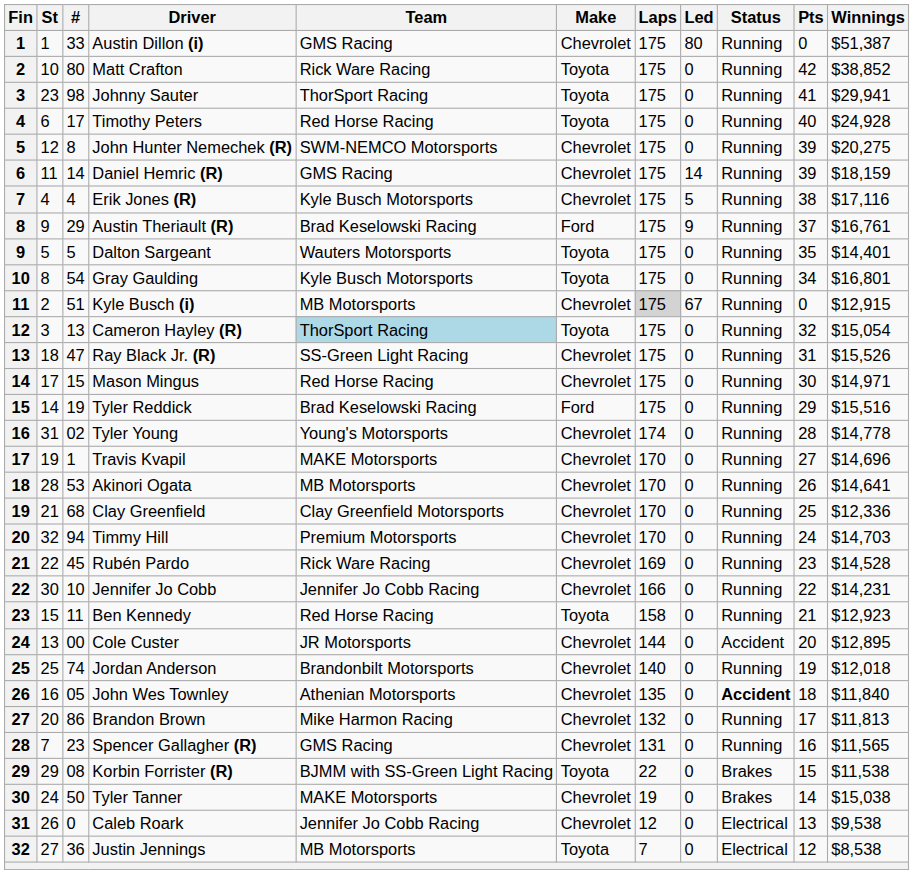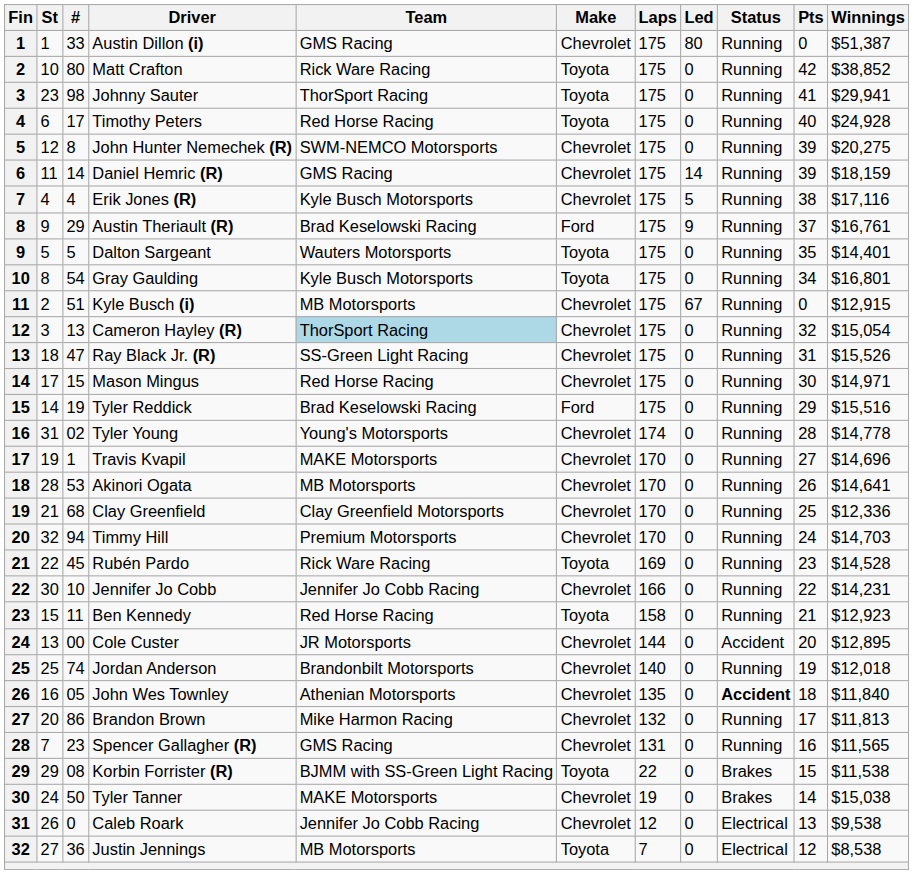(652, 304) lightgrey background -> (652, 304) no background
(585, 330) Toyota -> (596, 330) Chevrolet
(596, 563) Chevrolet -> (585, 563) Toyota
